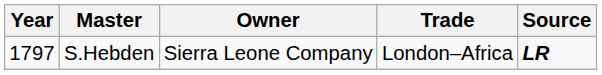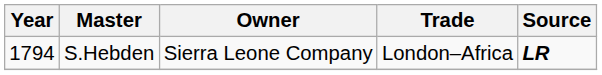(32, 52) 1797 -> (32, 52) 1794
